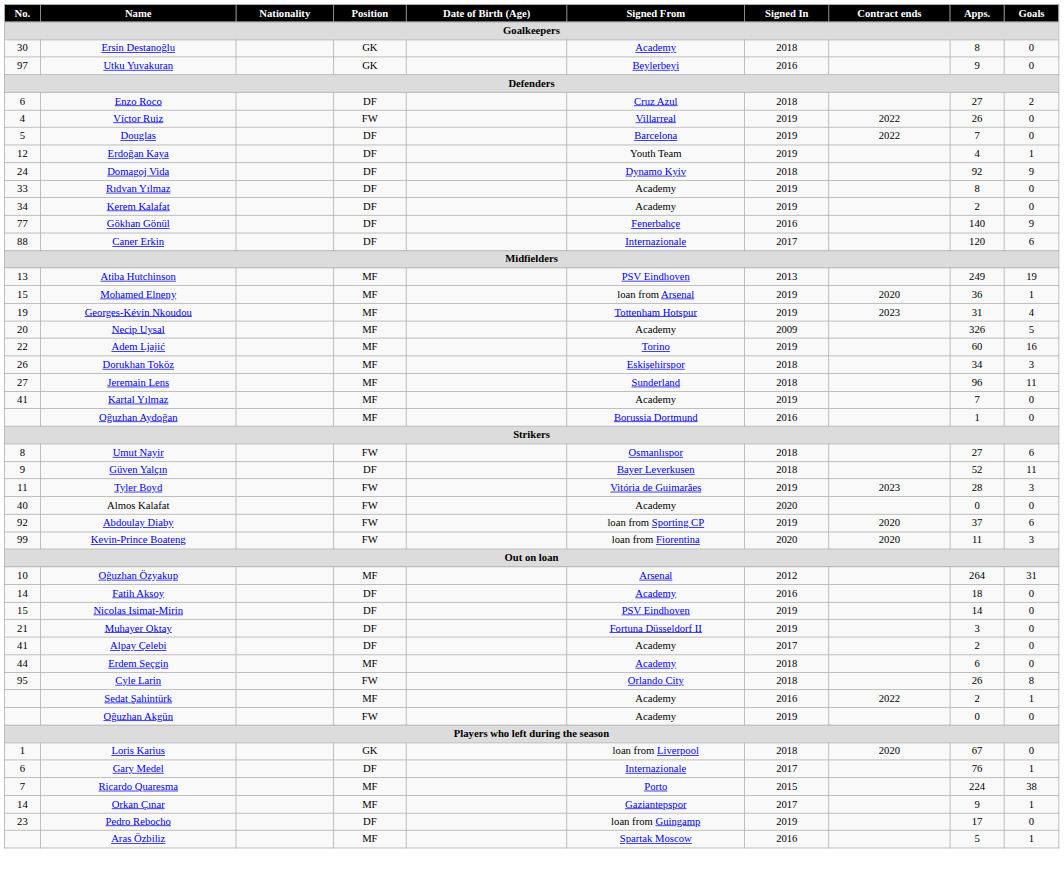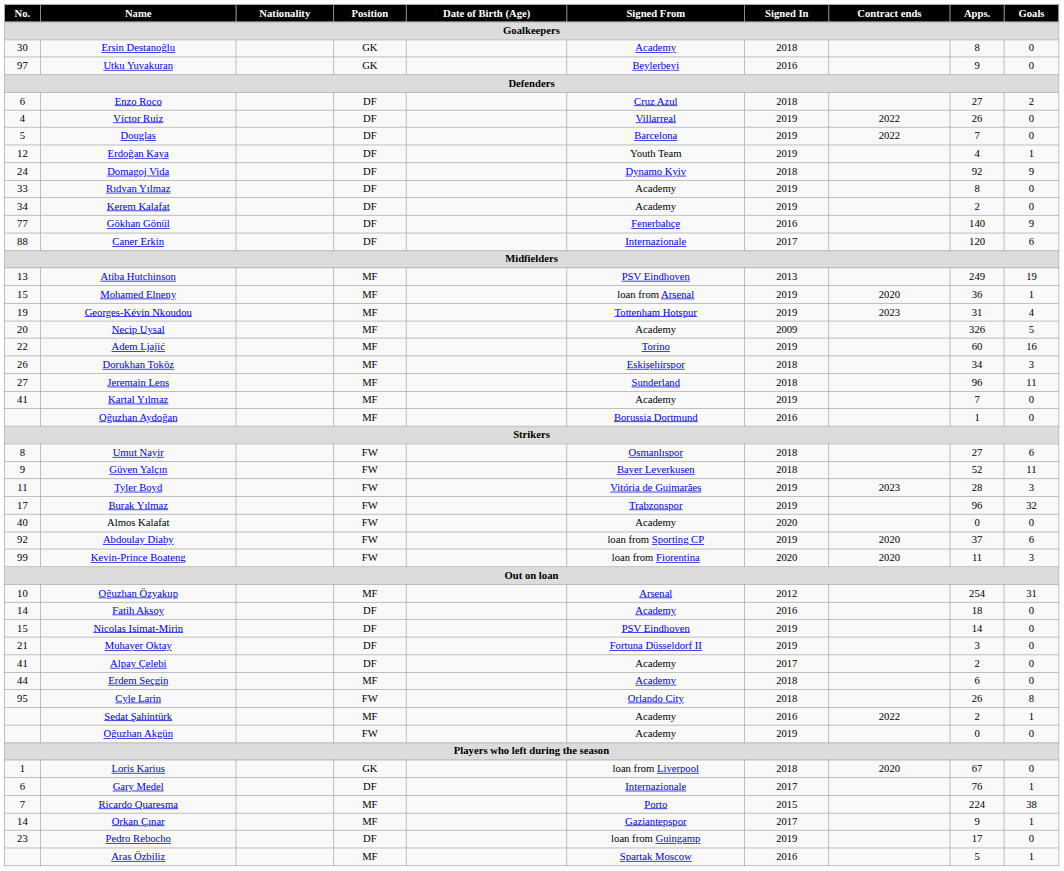(370, 119) FW -> (370, 119) DF
(370, 470) DF -> (370, 470) FW
+ row: (138, 505)
(977, 576) 264 -> (977, 593) 254
